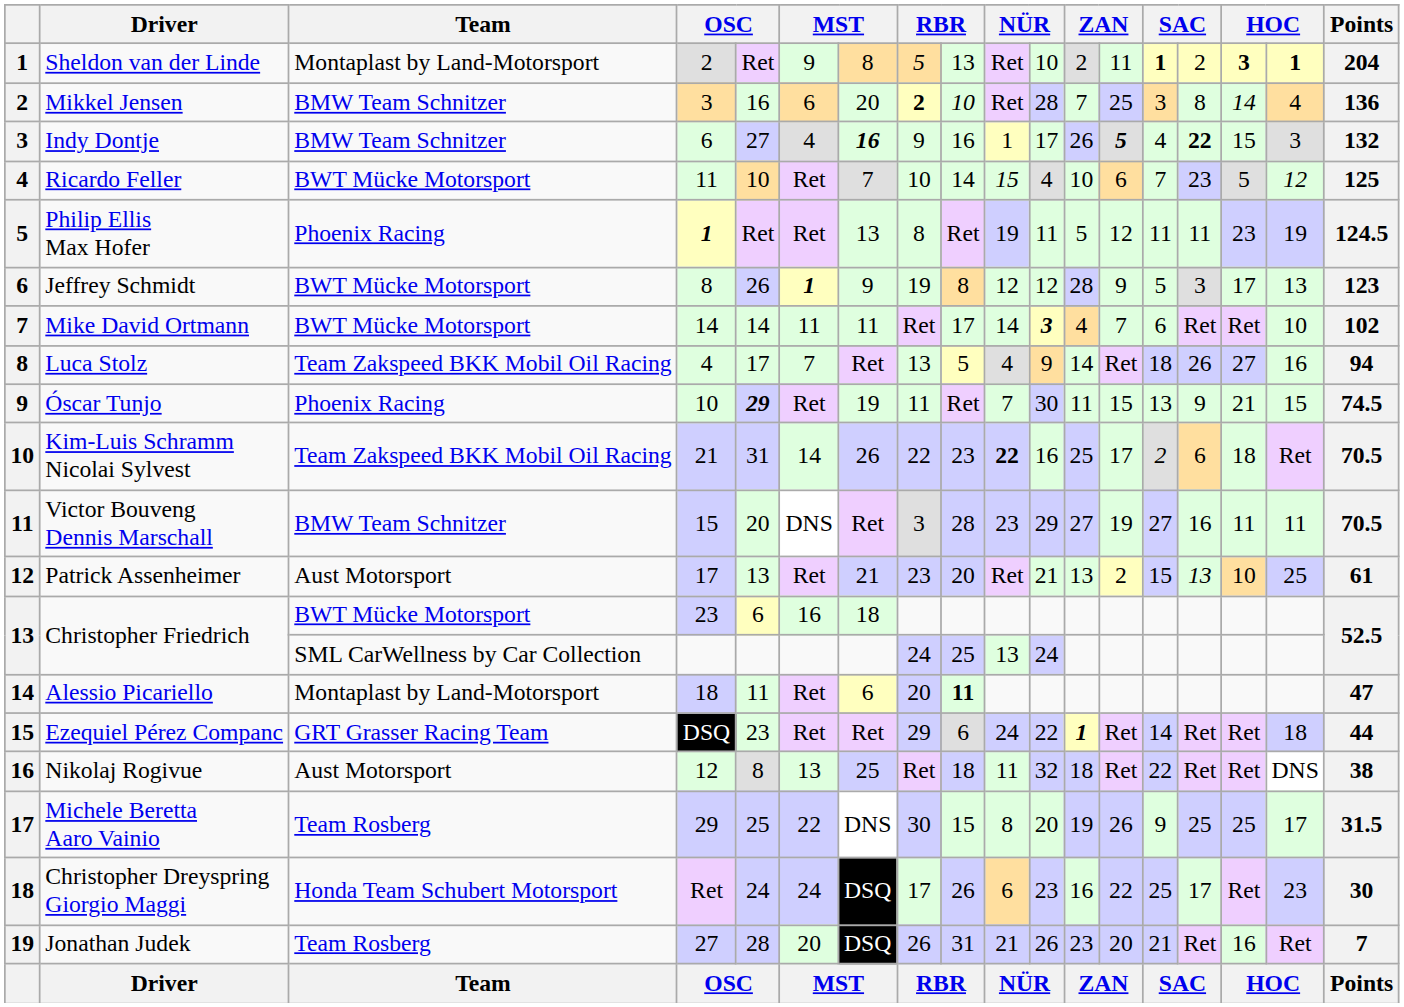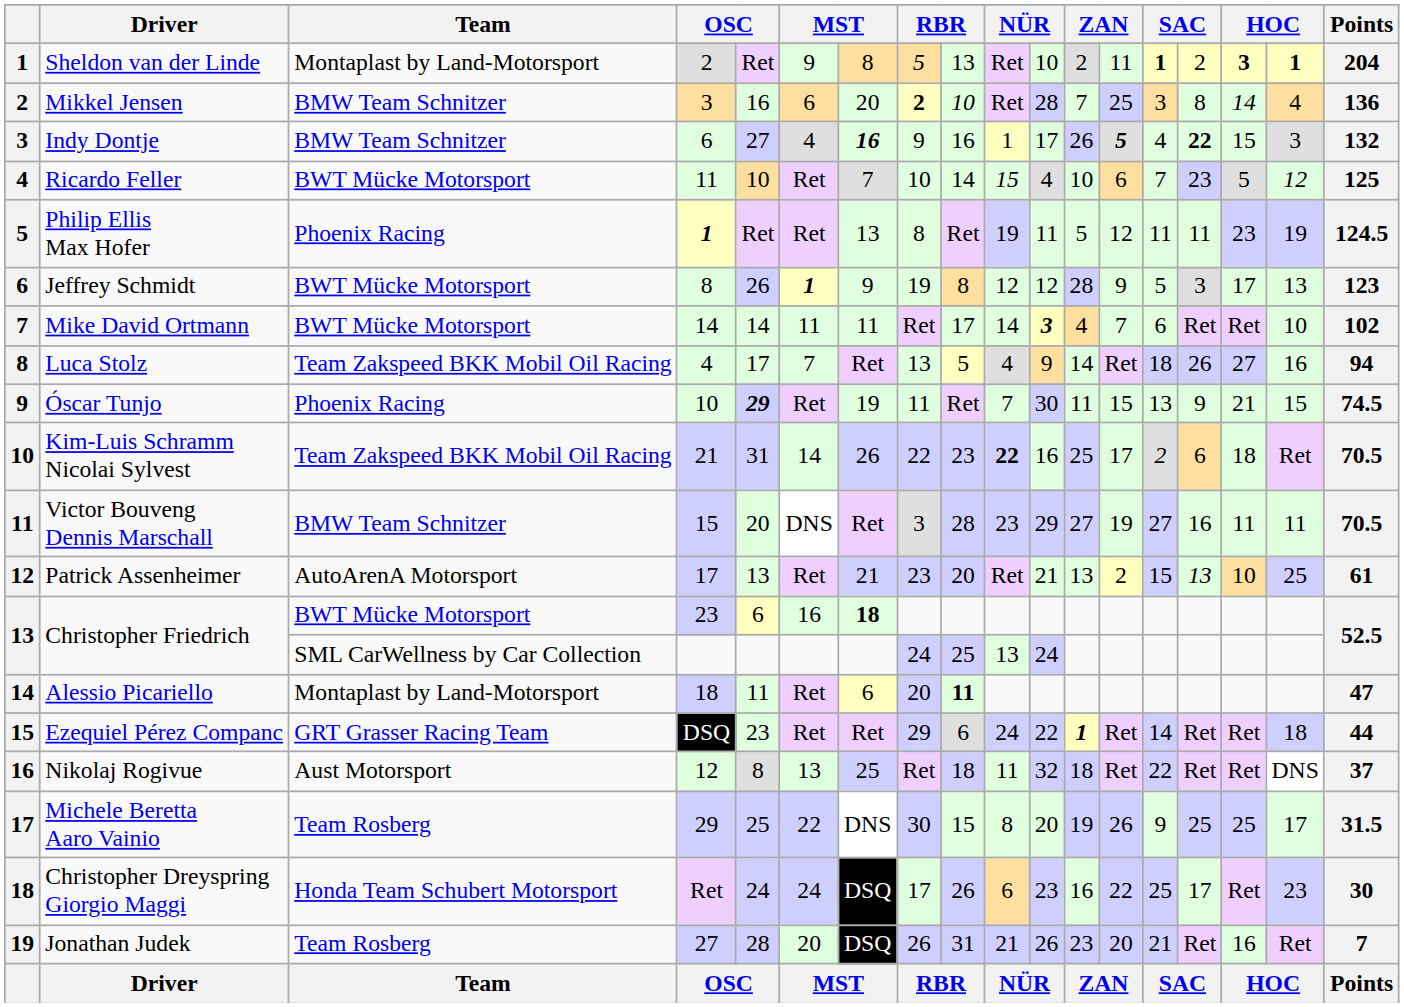(373, 575) Aust Motorsport -> (406, 575) AutoArenA Motorsport
(868, 614) normal -> (868, 614) bold
(1362, 770) 38 -> (1362, 770) 37
